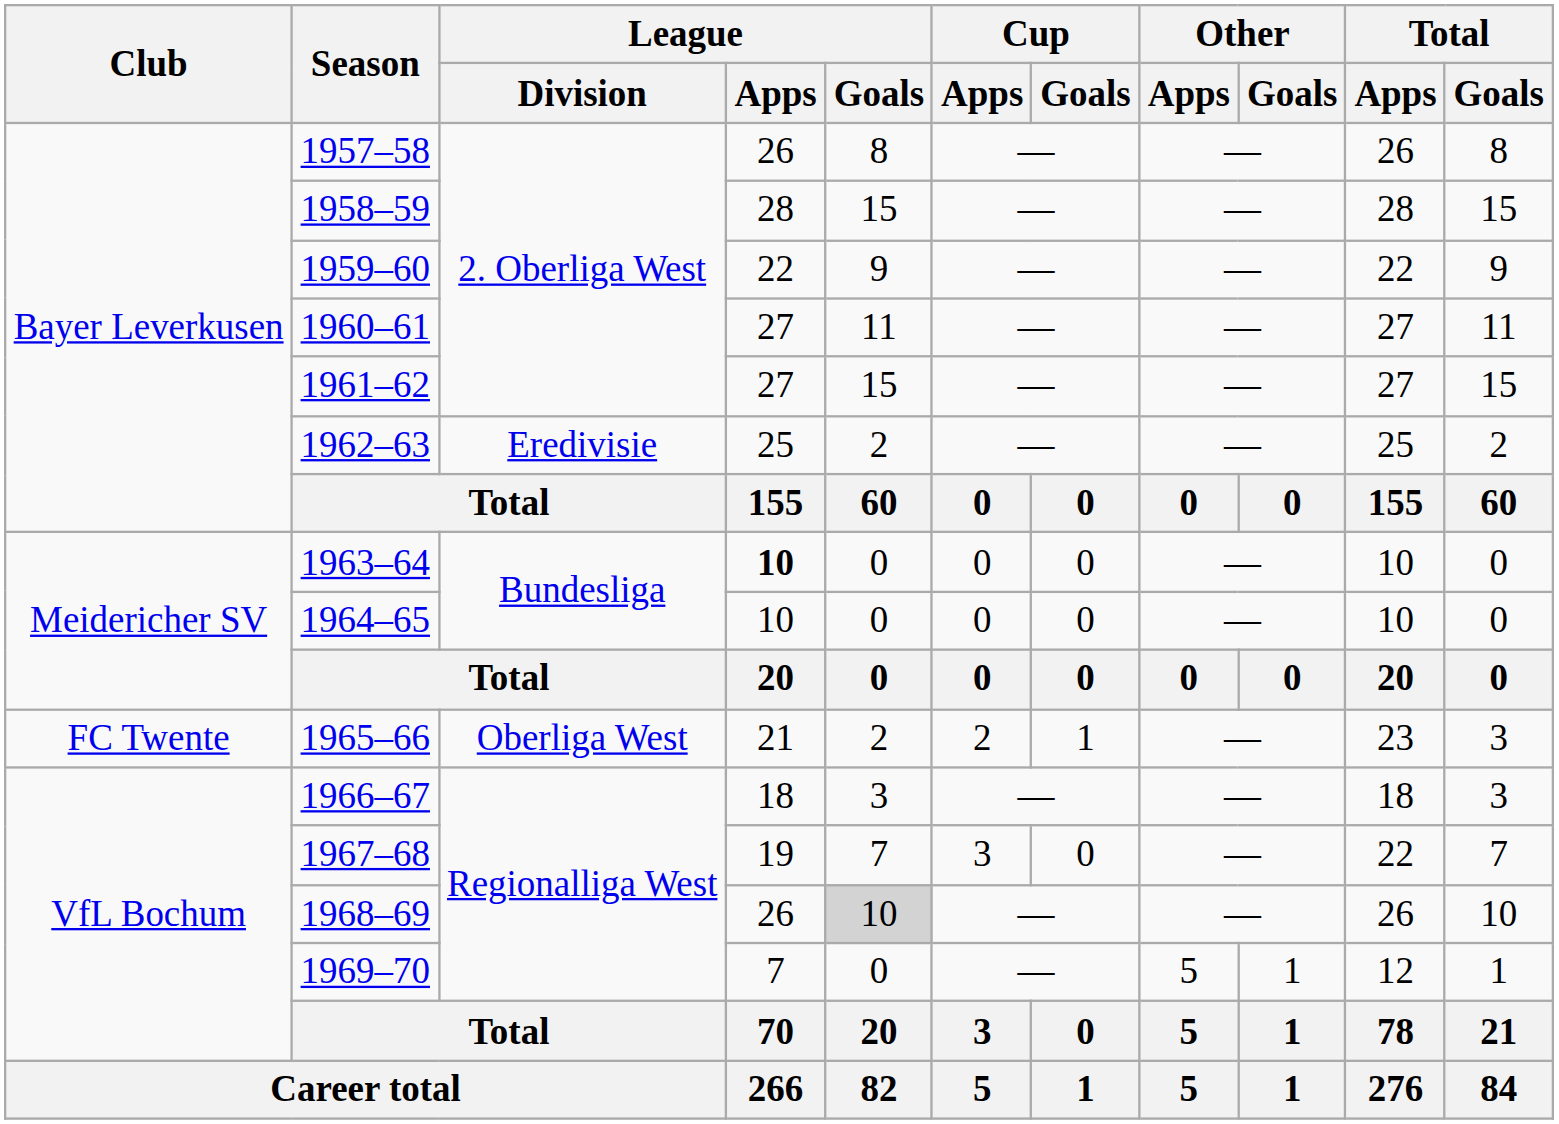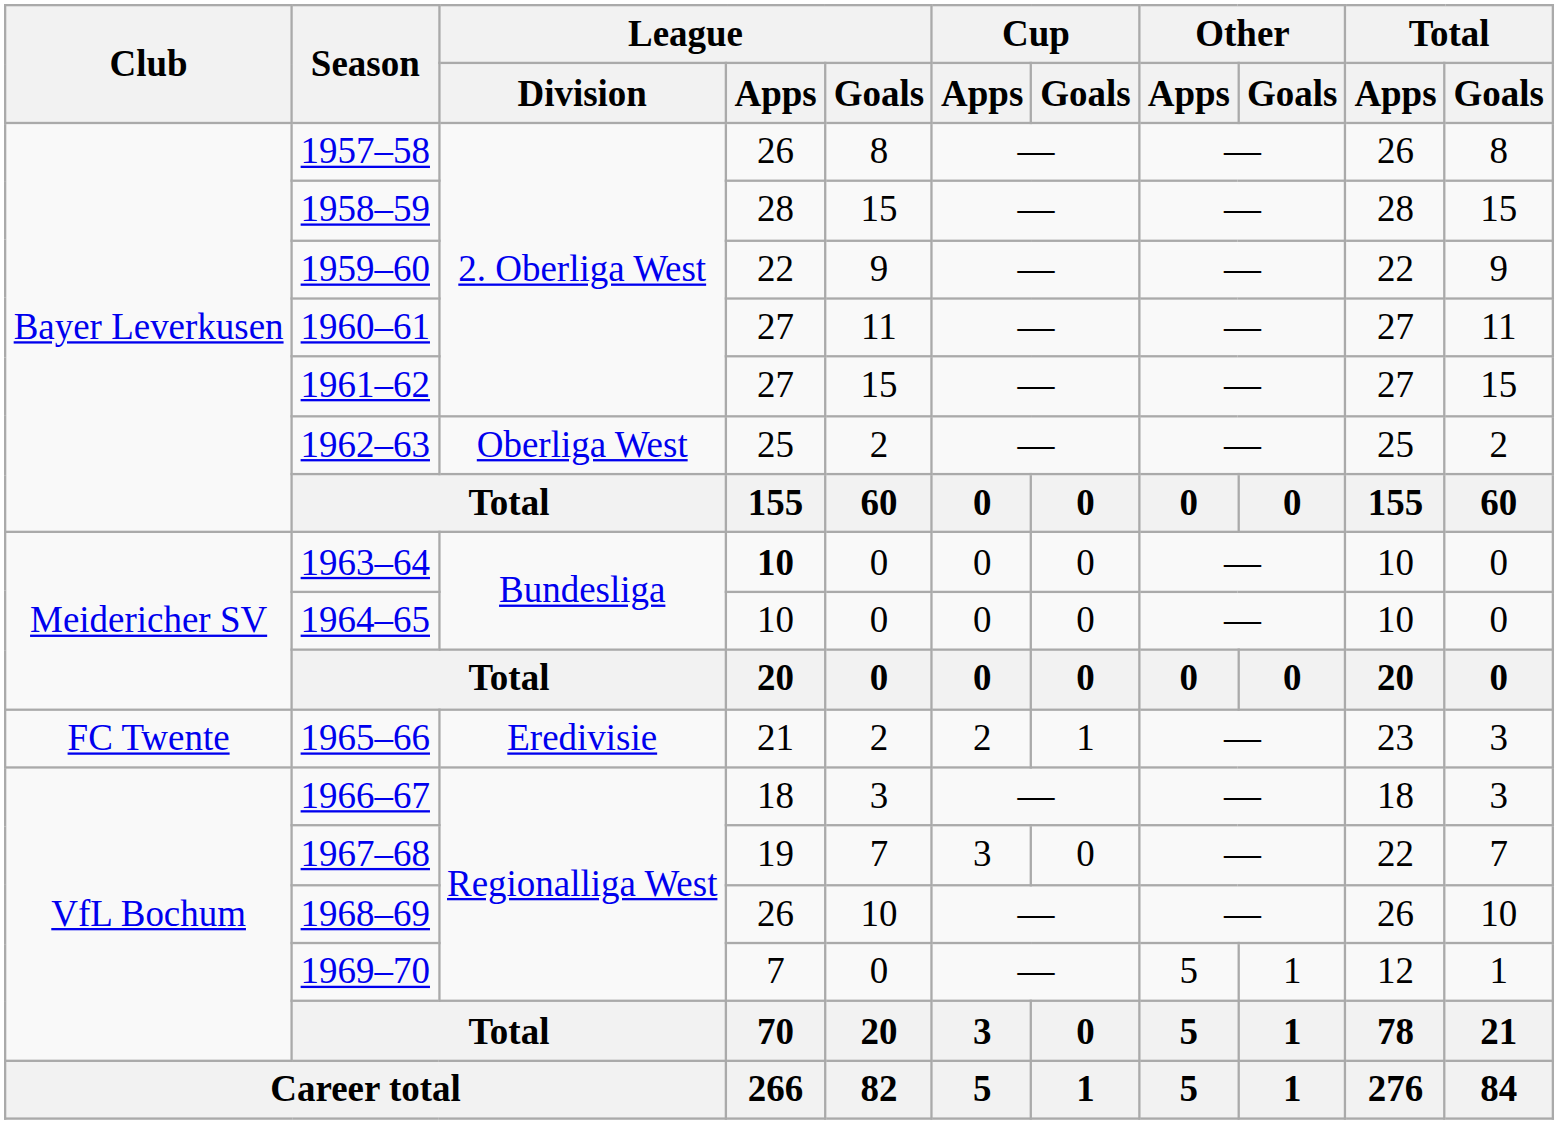(582, 444) Eredivisie -> (582, 444) Oberliga West
(582, 737) Oberliga West -> (582, 737) Eredivisie
(879, 913) lightgrey background -> (879, 913) no background
